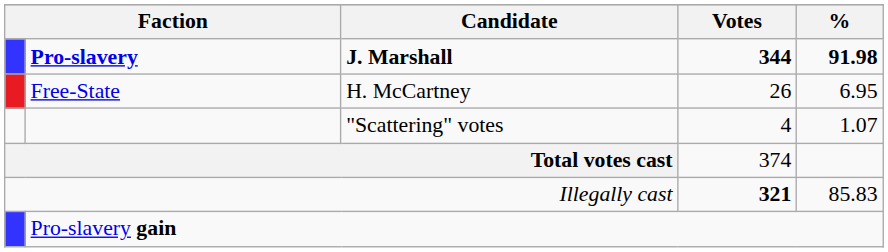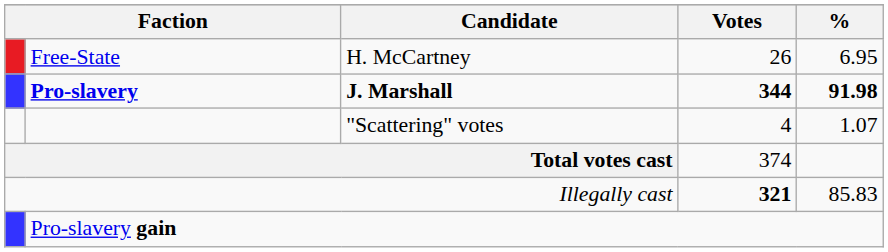rows swapped: (84, 56) <-> (75, 90)
